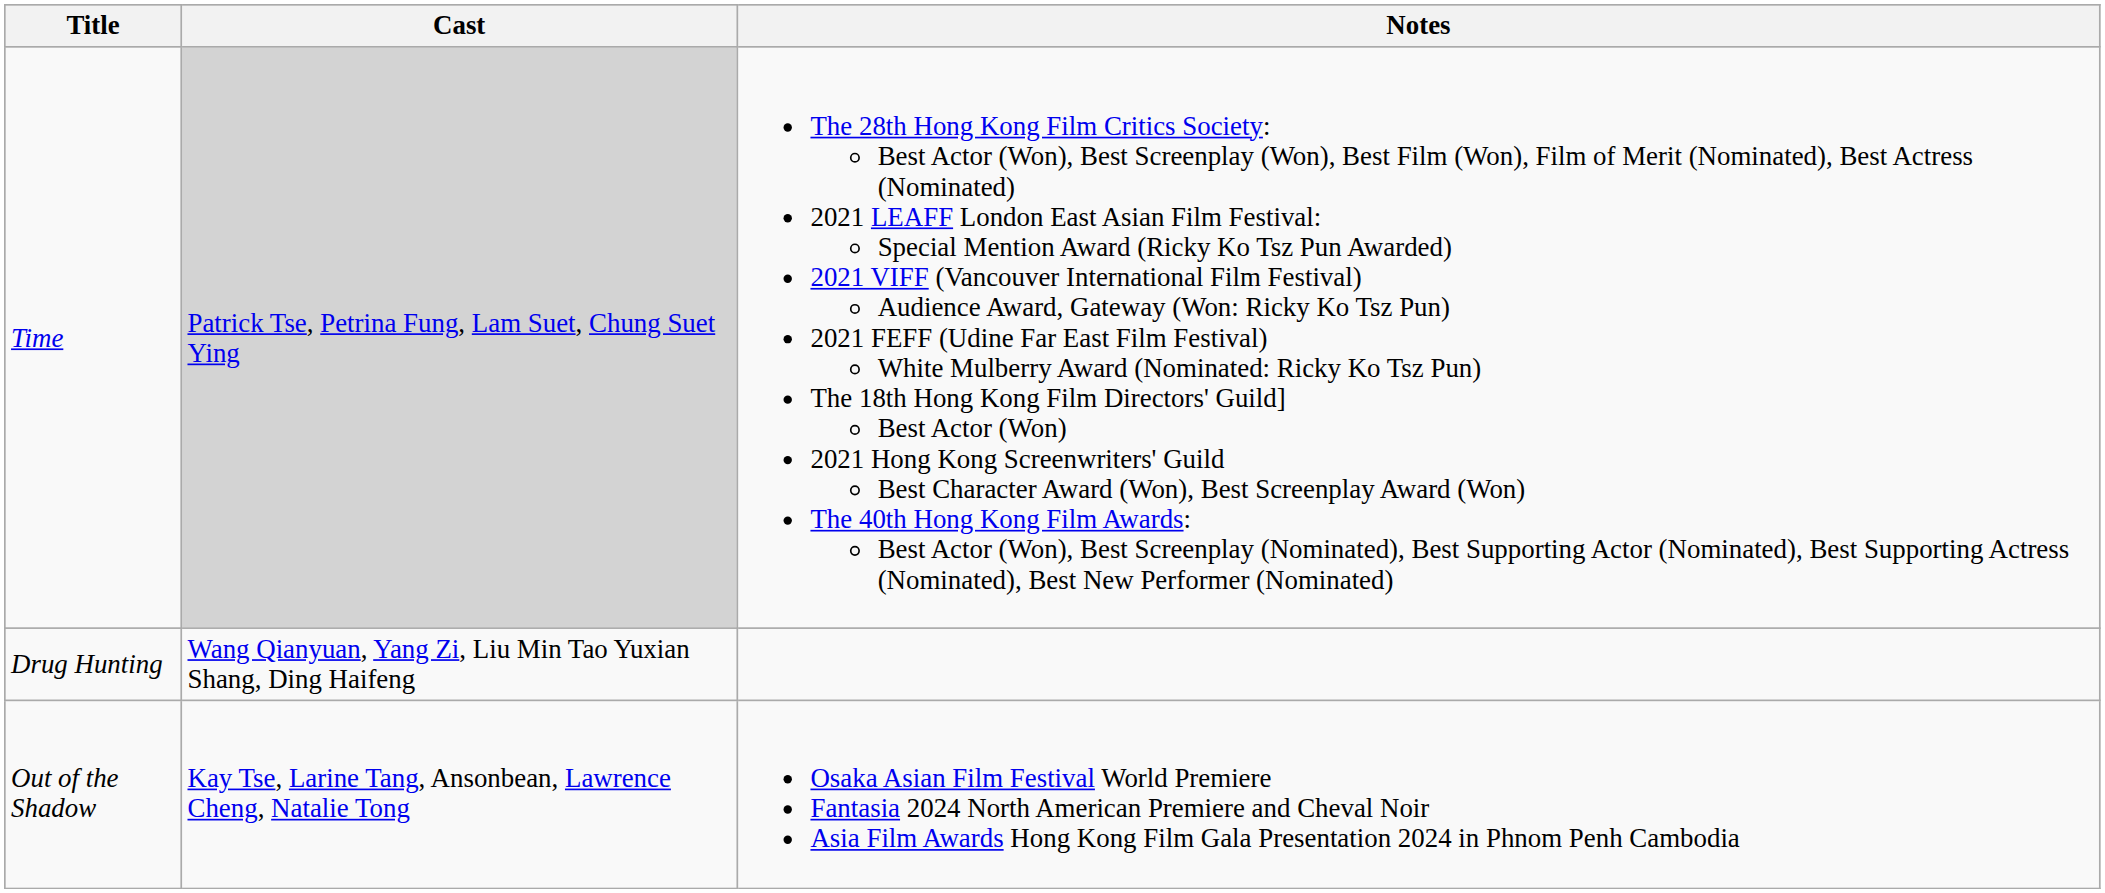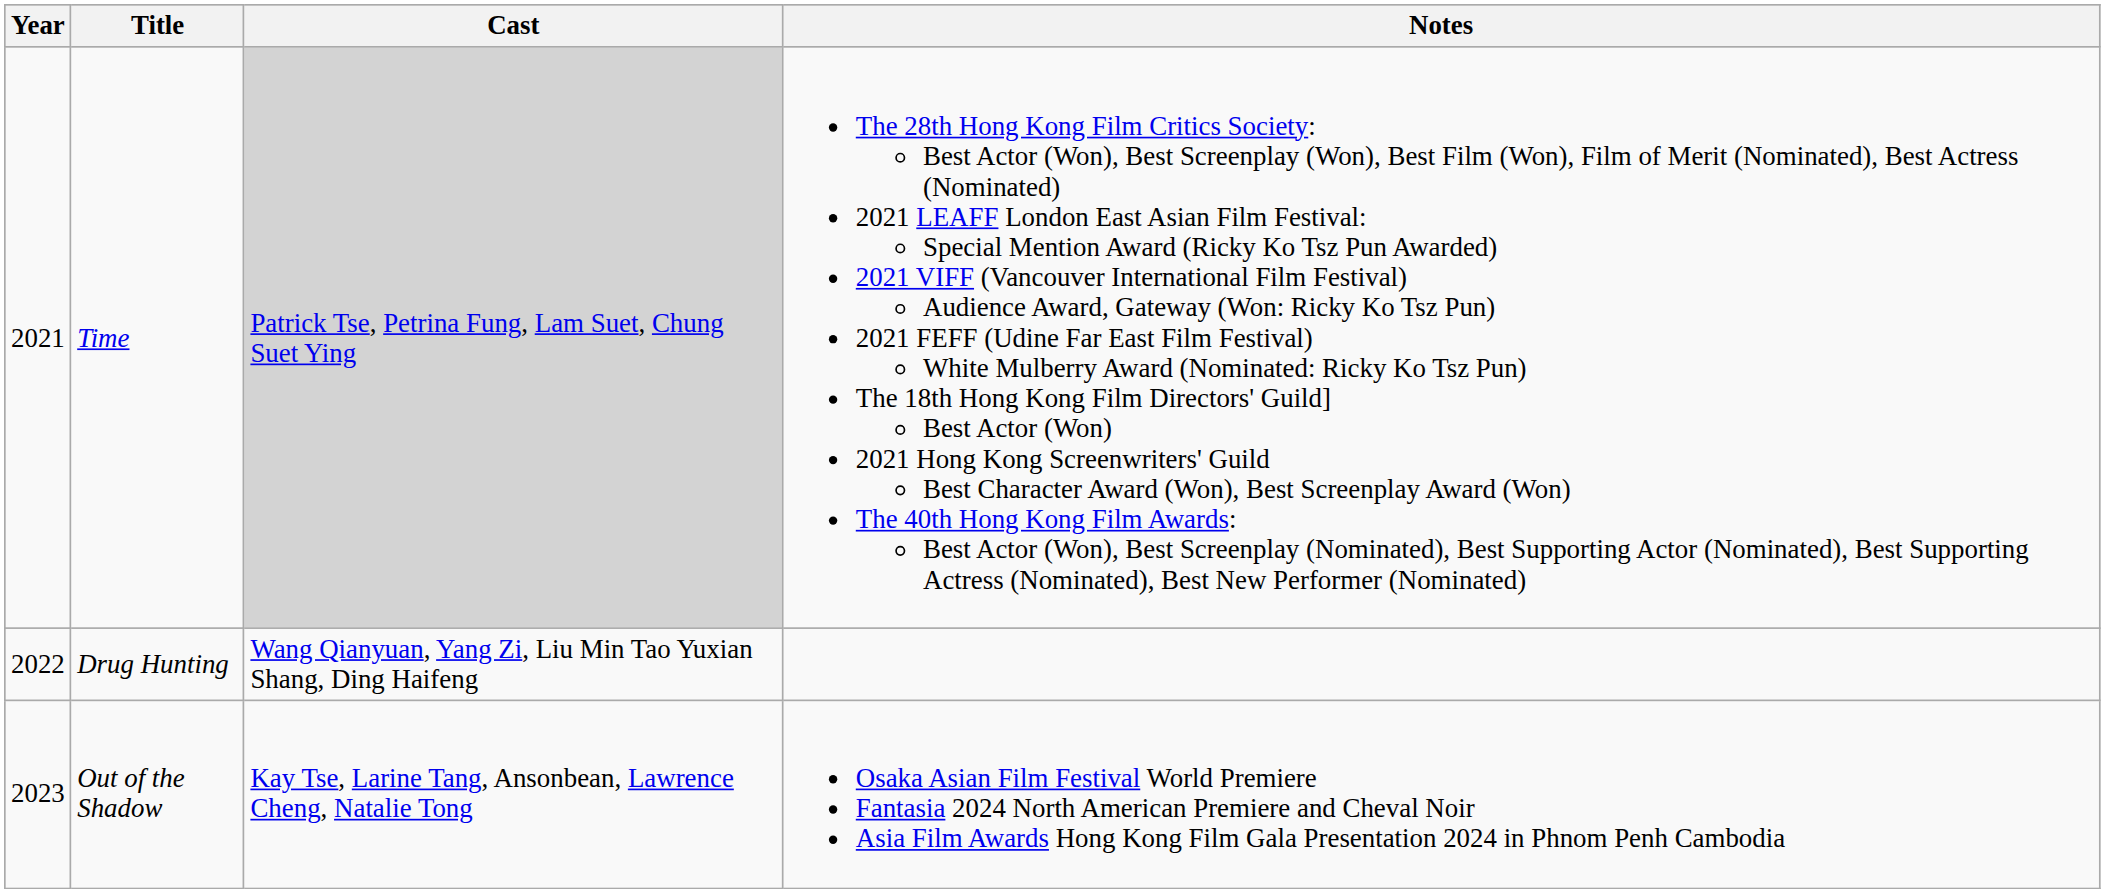+ column: (38, 25)
